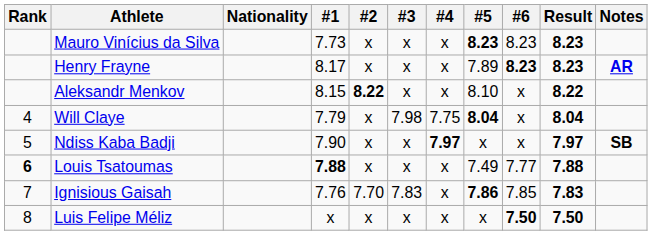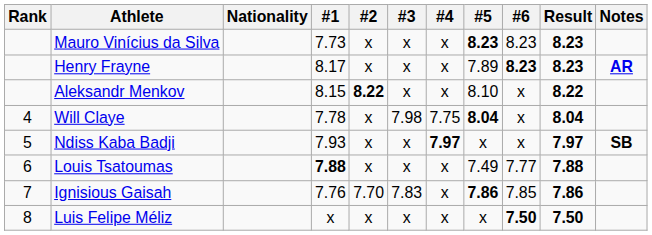(330, 117) 7.79 -> (330, 117) 7.78
(330, 142) 7.90 -> (330, 142) 7.93
(28, 167) bold -> (28, 167) normal
(568, 192) 7.83 -> (568, 192) 7.86
